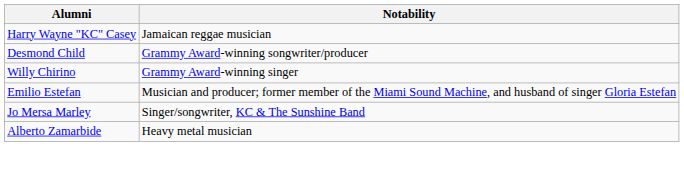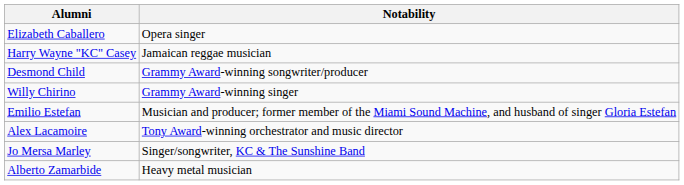+ row: (56, 33)
+ row: (47, 131)
